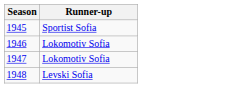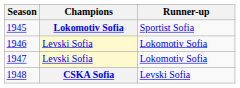+ column: (89, 12)
